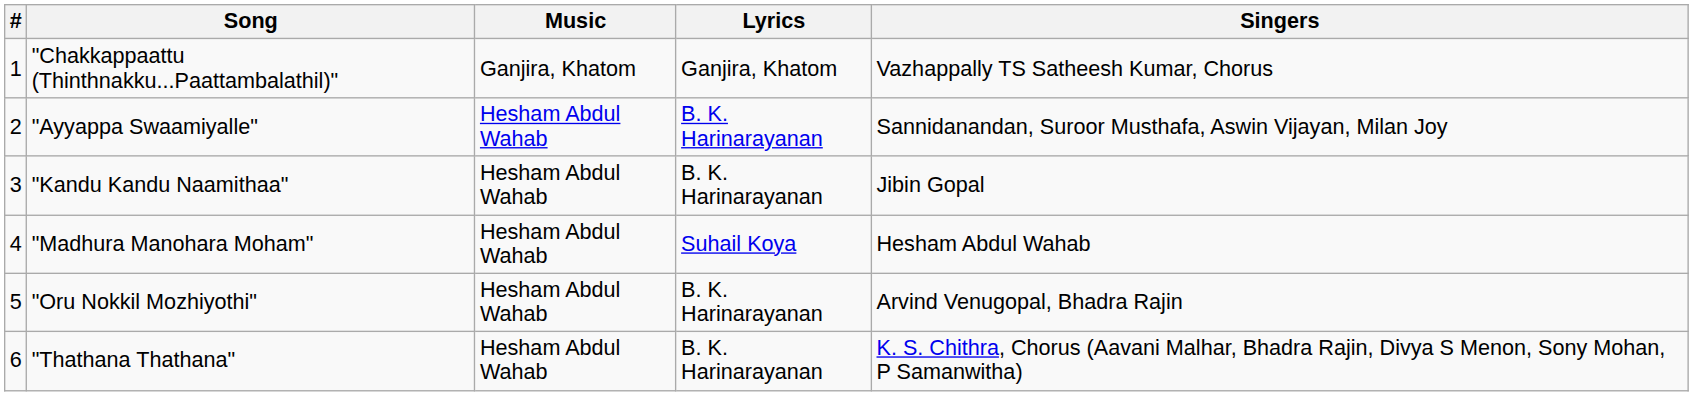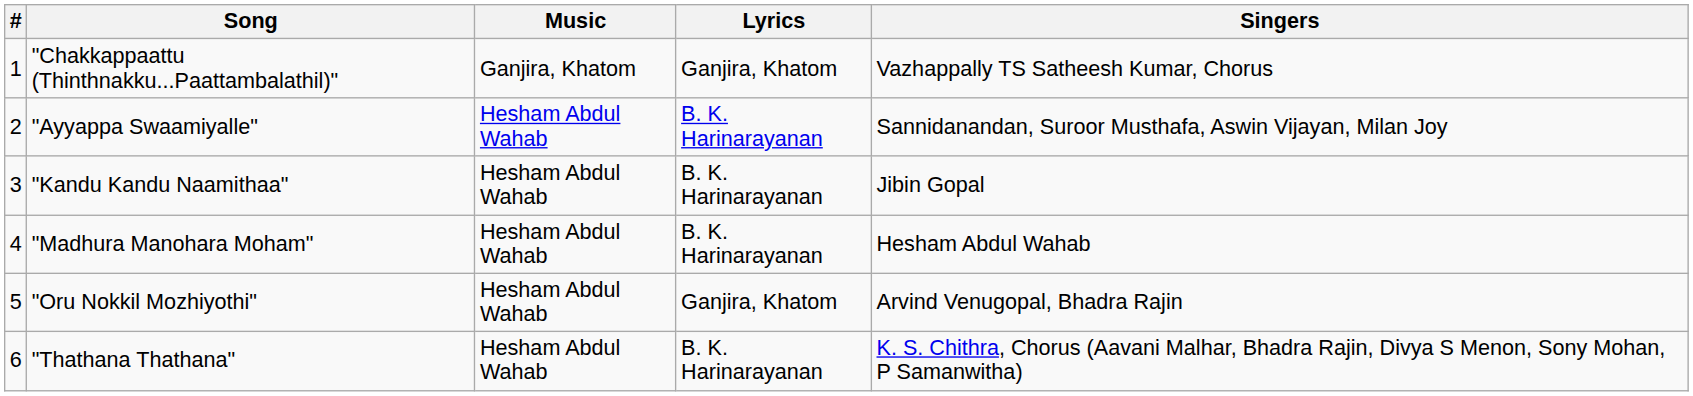(739, 243) Suhail Koya -> (752, 243) B. K. Harinarayanan
(752, 302) B. K. Harinarayanan -> (759, 302) Ganjira, Khatom
